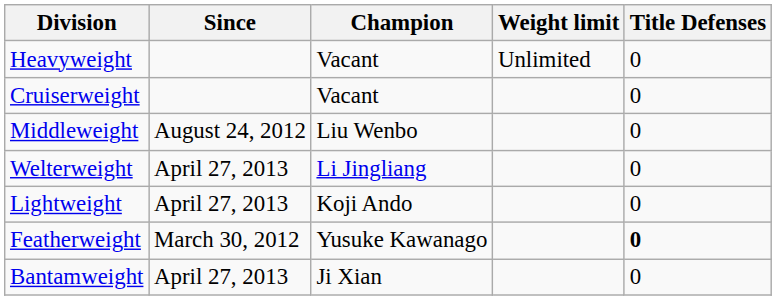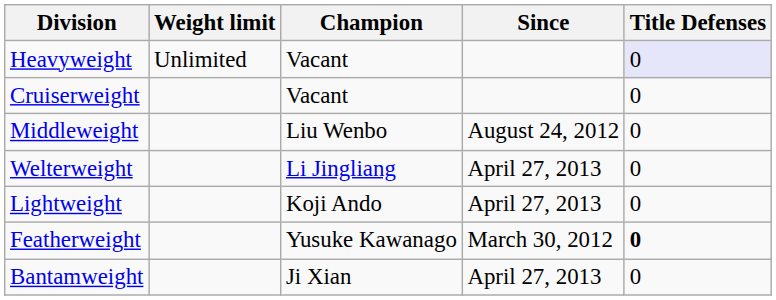columns swapped: (559, 22) <-> (230, 22)
(636, 58) no background -> (636, 58) lavender background
